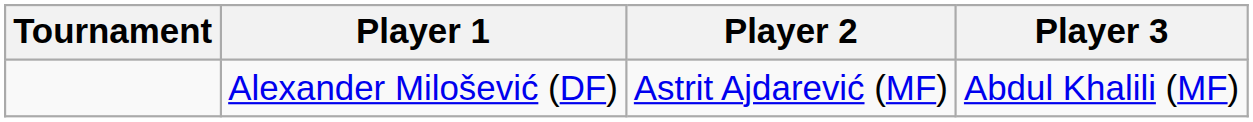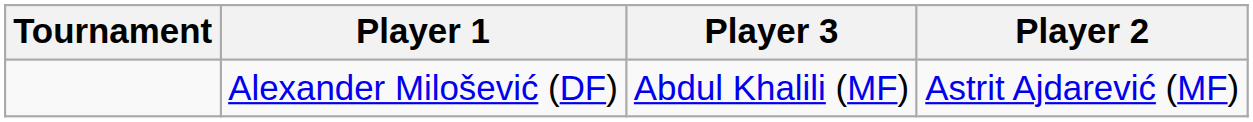columns swapped: (791, 32) <-> (1102, 32)
